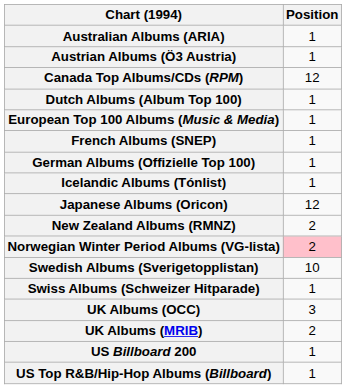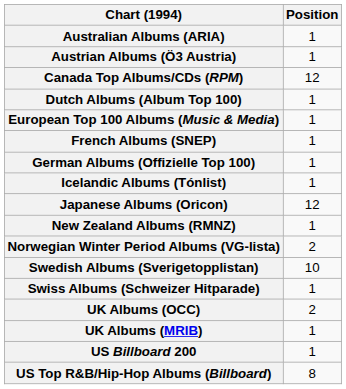(312, 225) 2 -> (312, 225) 1
(312, 246) pink background -> (312, 246) no background
(312, 309) 3 -> (312, 309) 2
(312, 330) 2 -> (312, 330) 1
(312, 373) 1 -> (312, 373) 8
